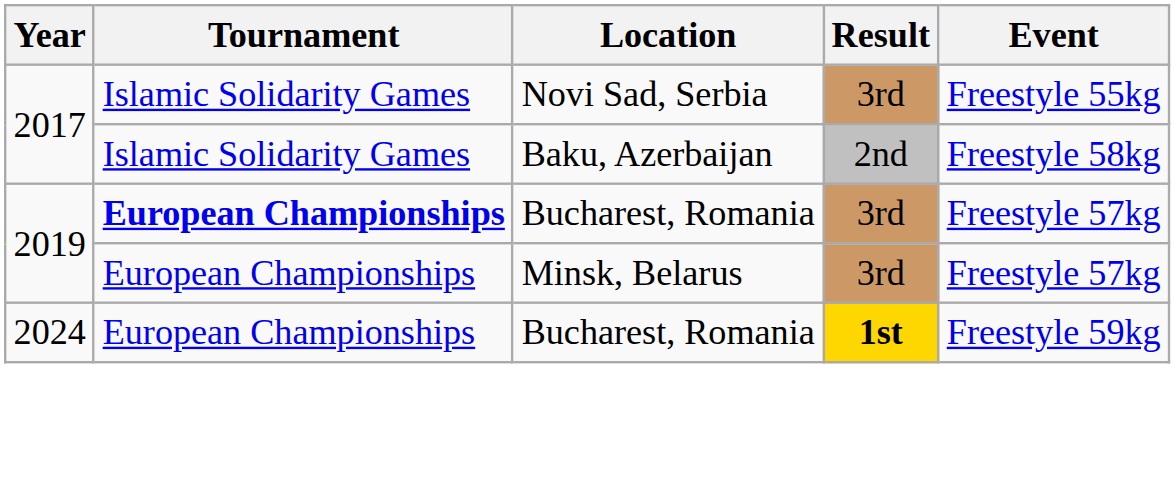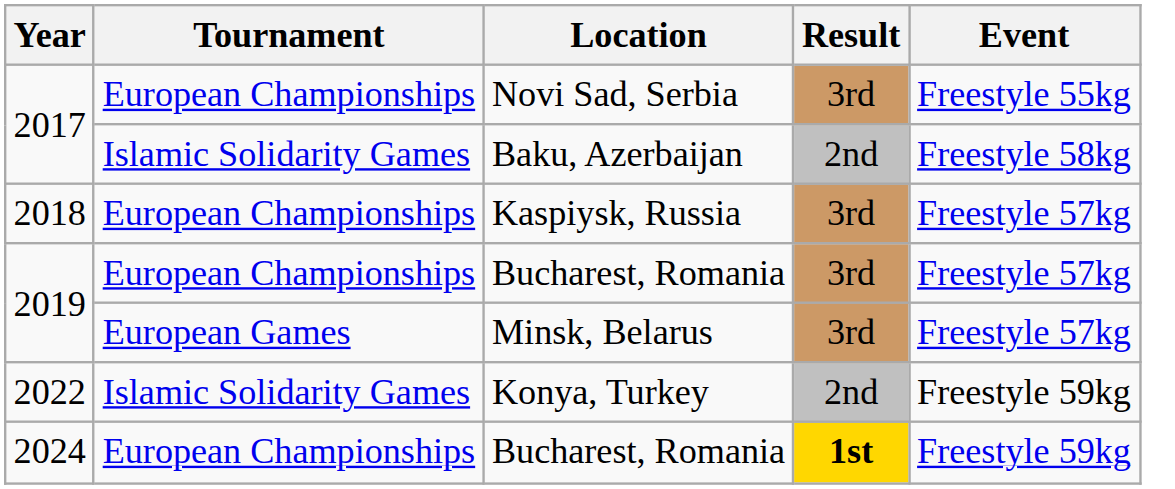(286, 94) Islamic Solidarity Games -> (289, 94) European Championships
+ row: (50, 213)
(304, 213) bold -> (289, 273) normal
(289, 273) European Championships -> (227, 332) European Games
+ row: (50, 392)
